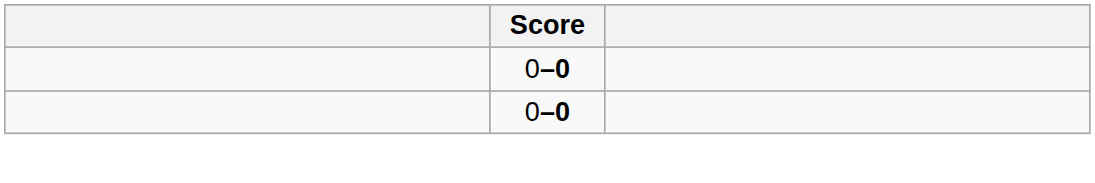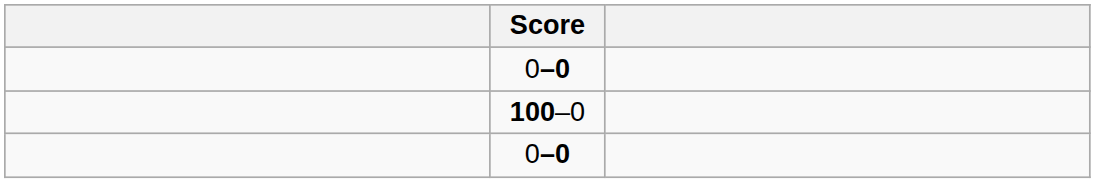+ row: (248, 112)
